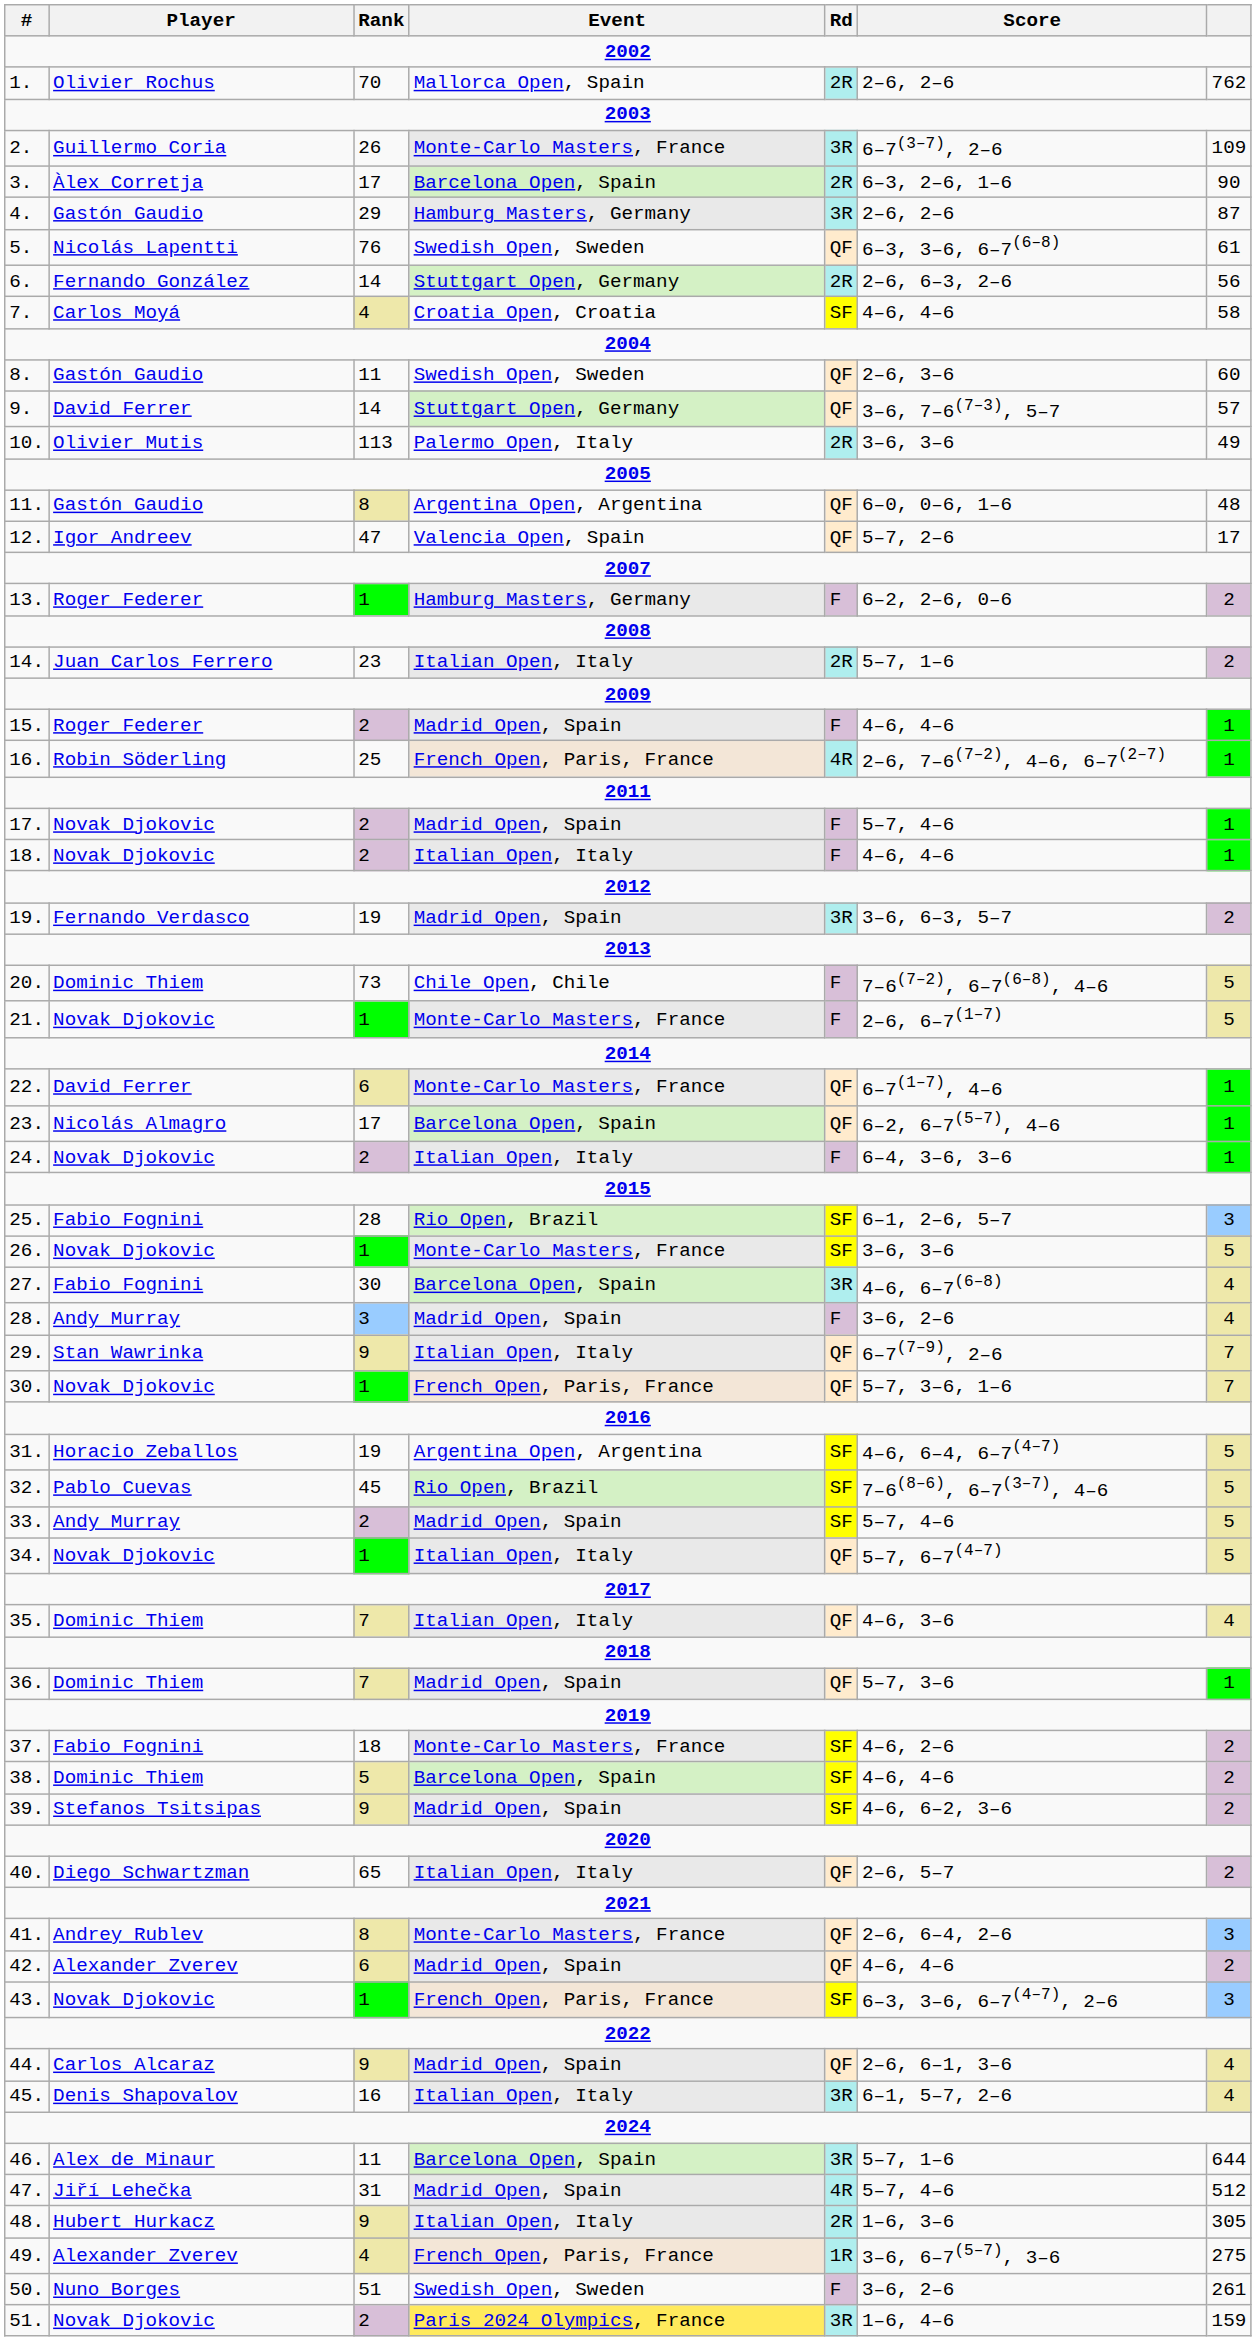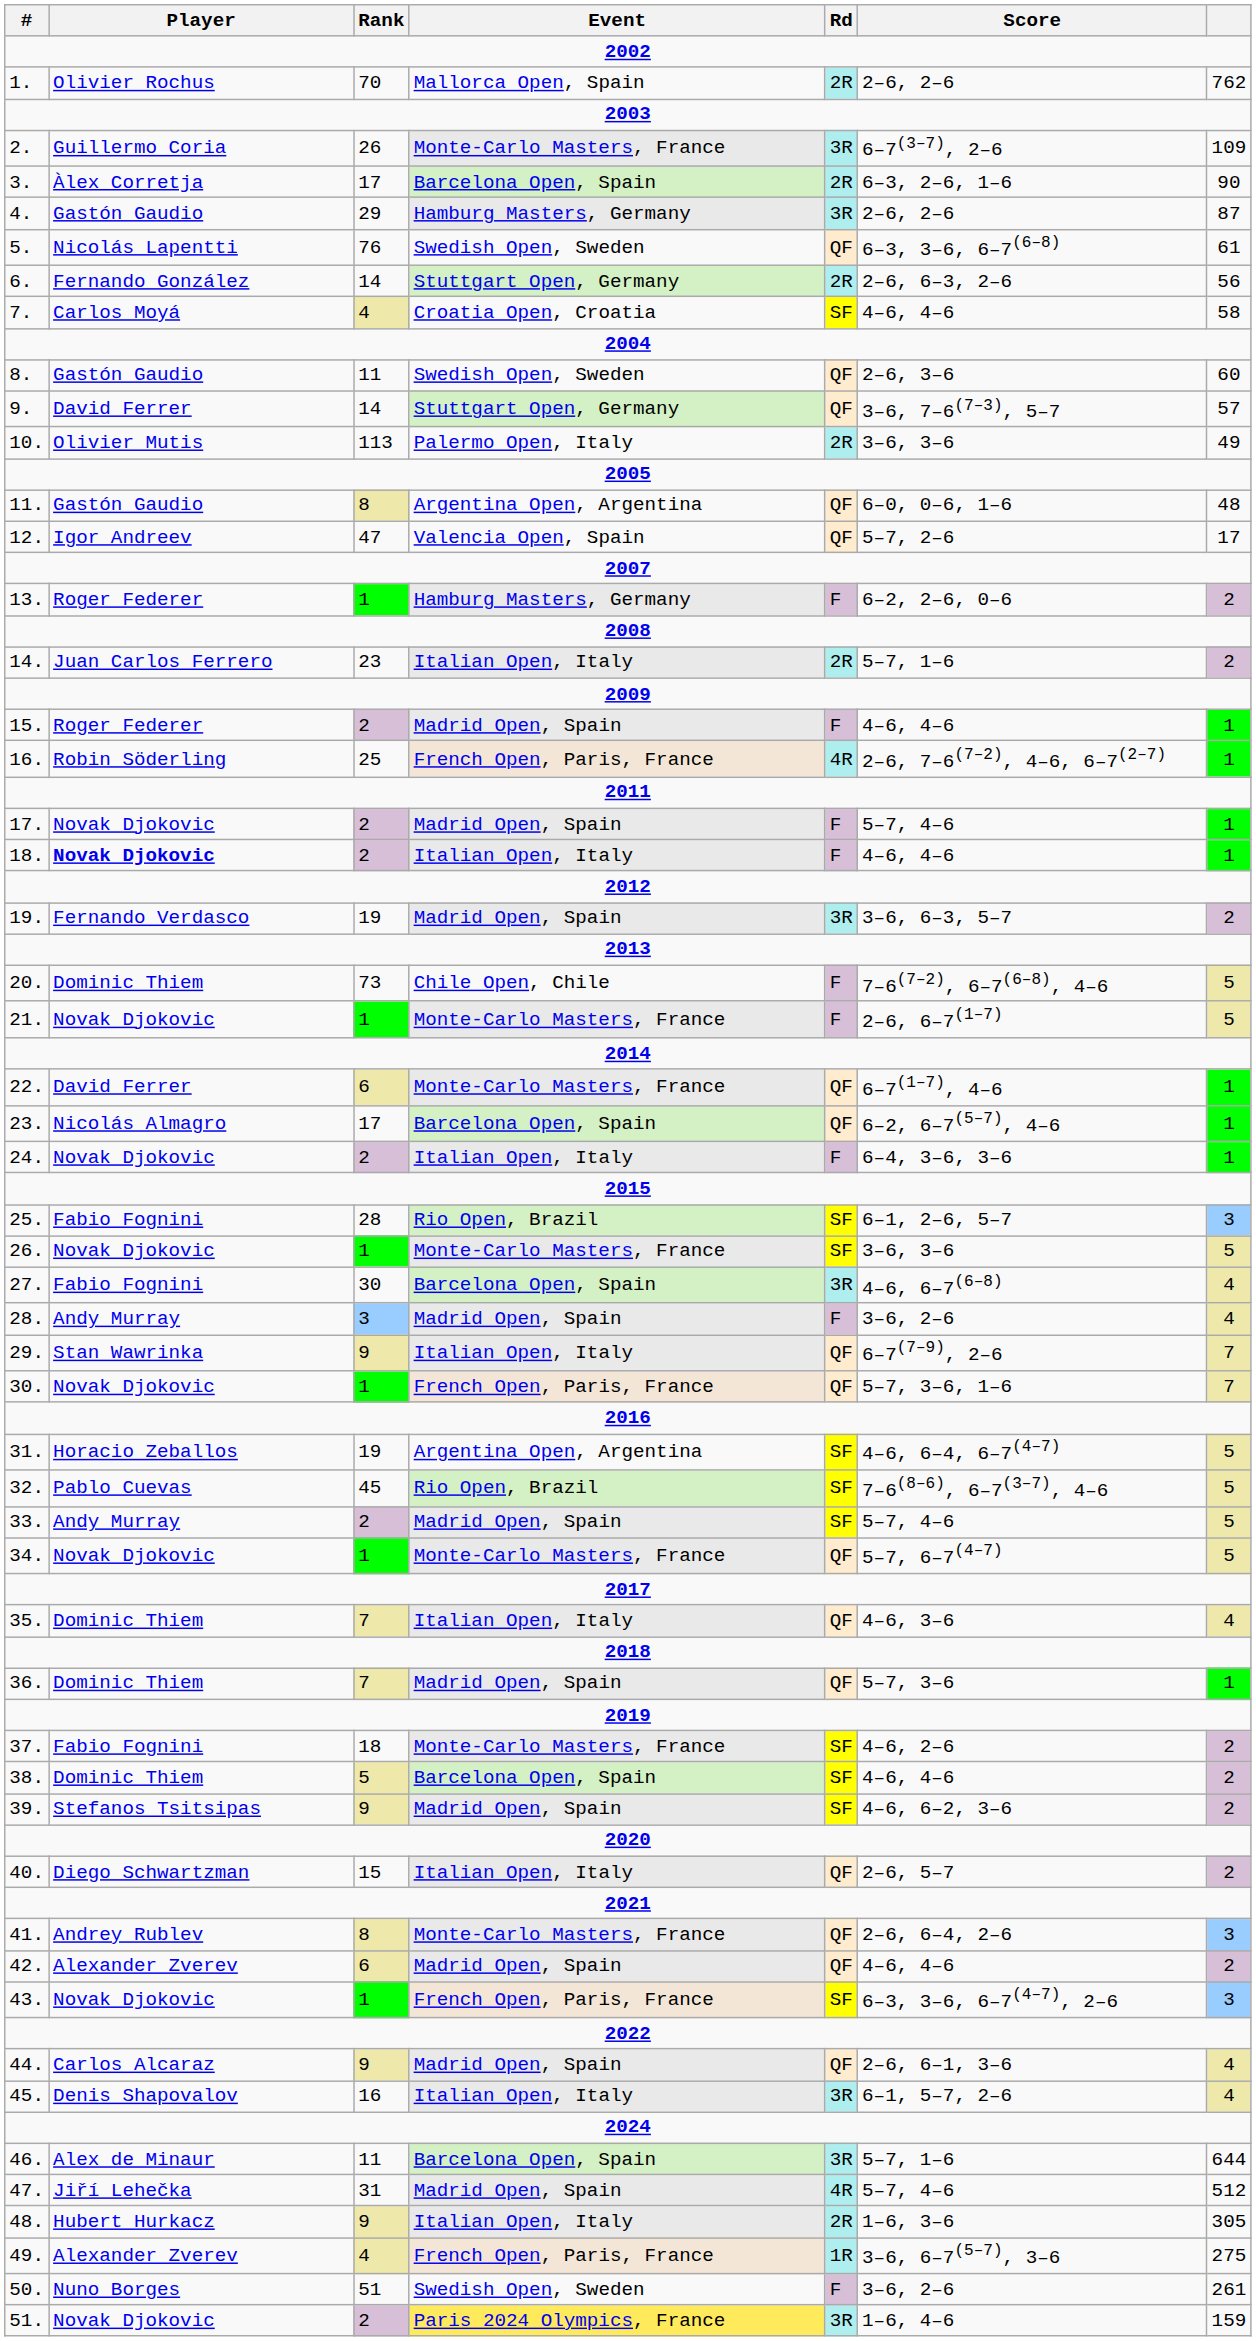(134, 855) normal -> (134, 855) bold
(523, 1556) Italian Open, Italy -> (570, 1556) Monte-Carlo Masters, France
(370, 1872) 65 -> (370, 1872) 15
